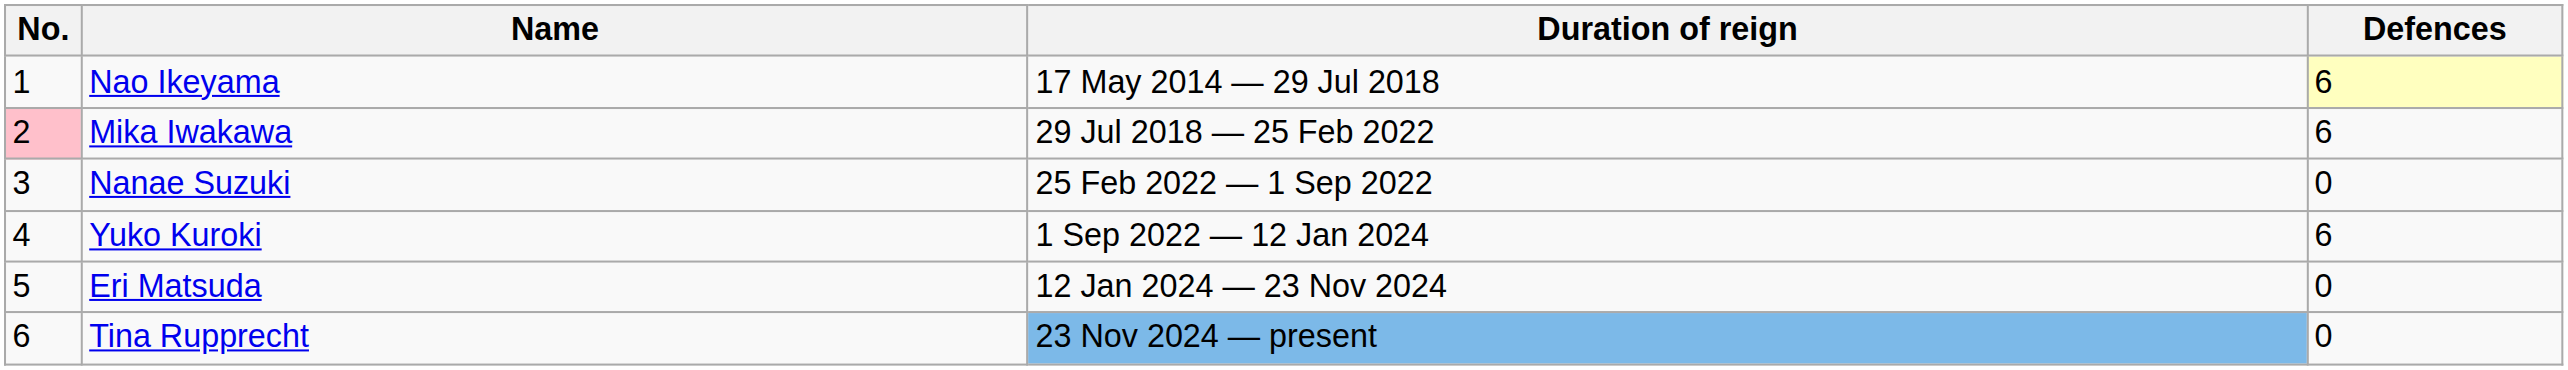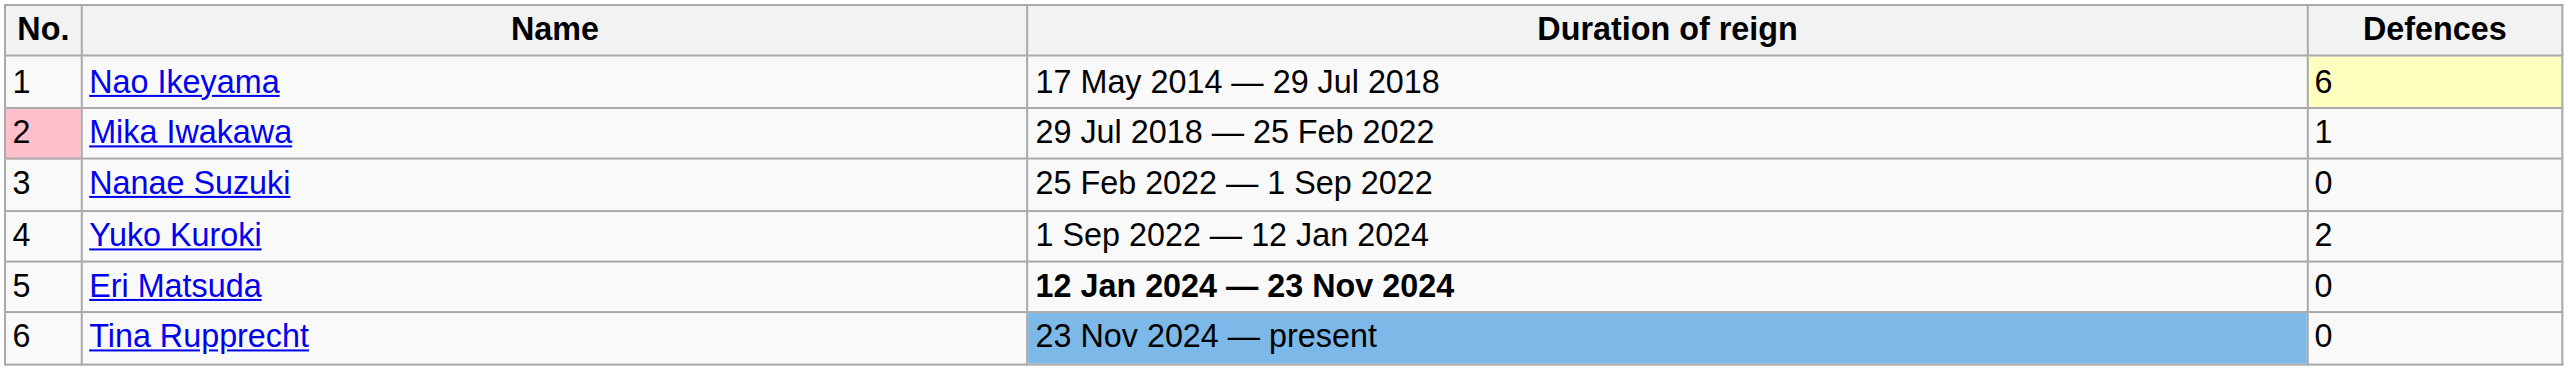(2323, 132) 6 -> (2323, 132) 1
(2323, 235) 6 -> (2323, 235) 2
(1241, 286) normal -> (1245, 286) bold
